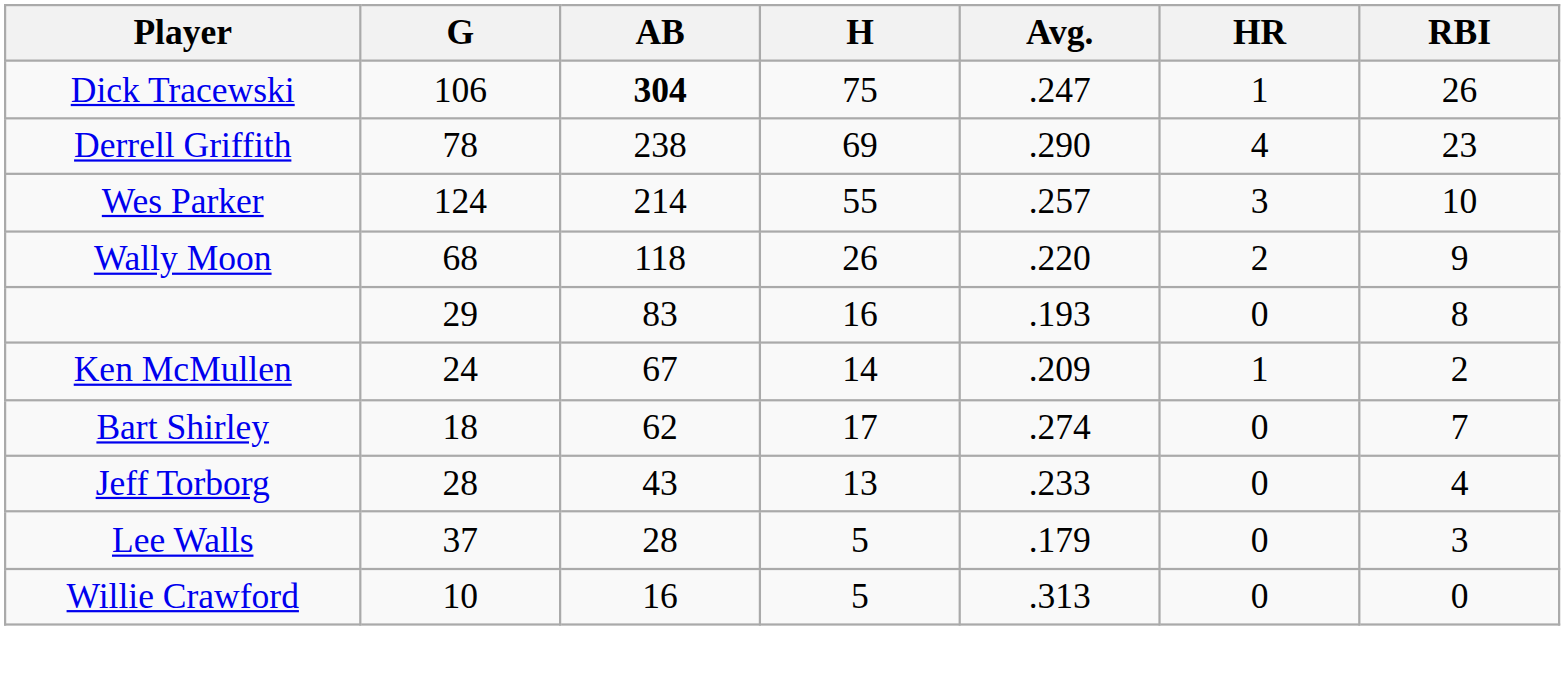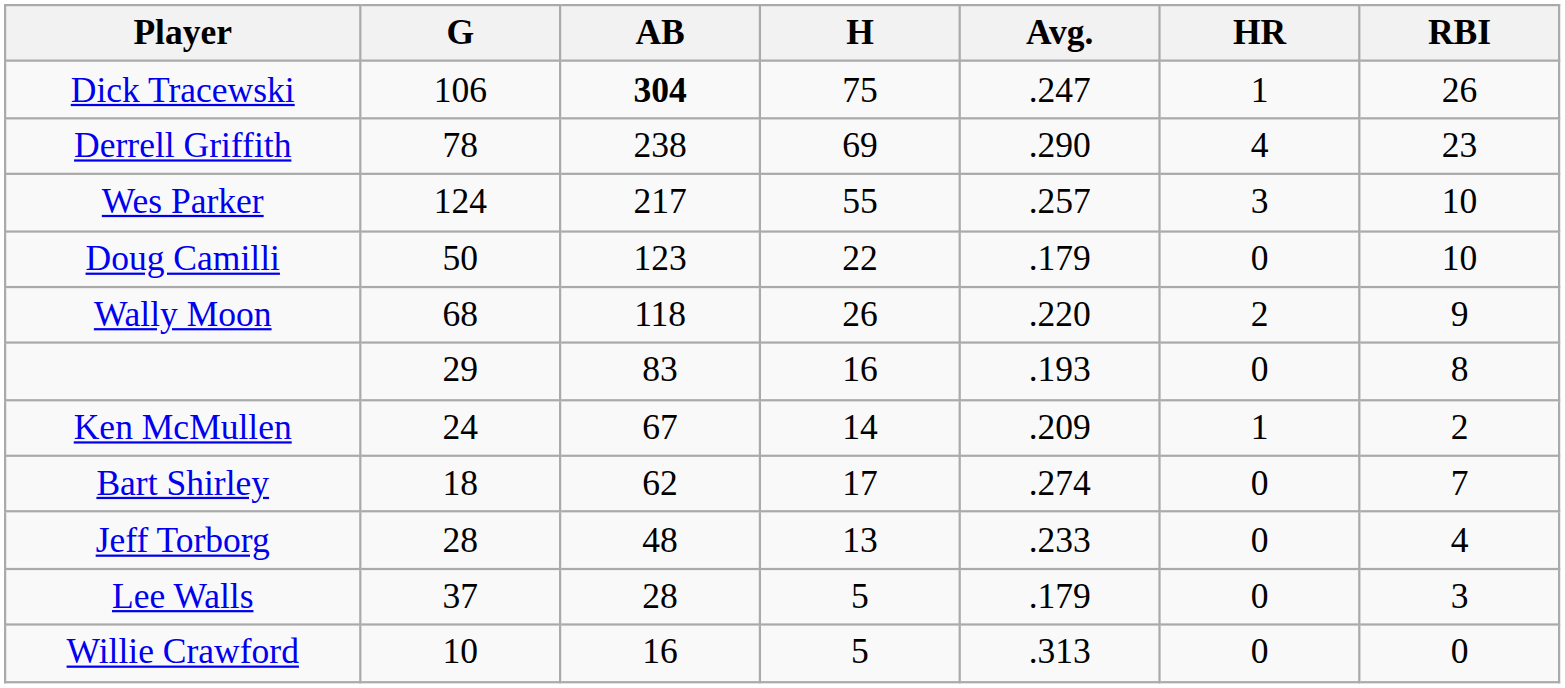(660, 201) 214 -> (660, 201) 217
+ row: (183, 257)
(660, 483) 43 -> (660, 539) 48
